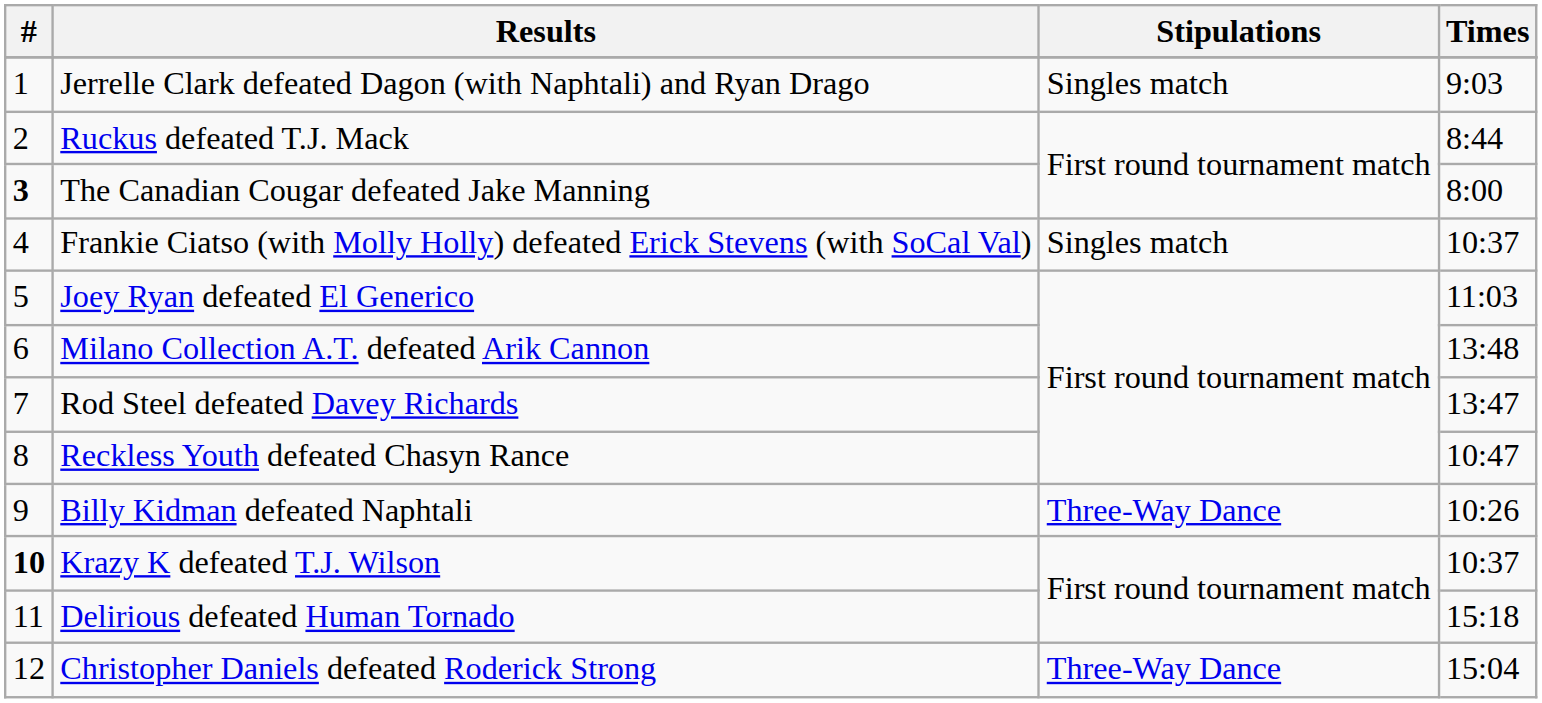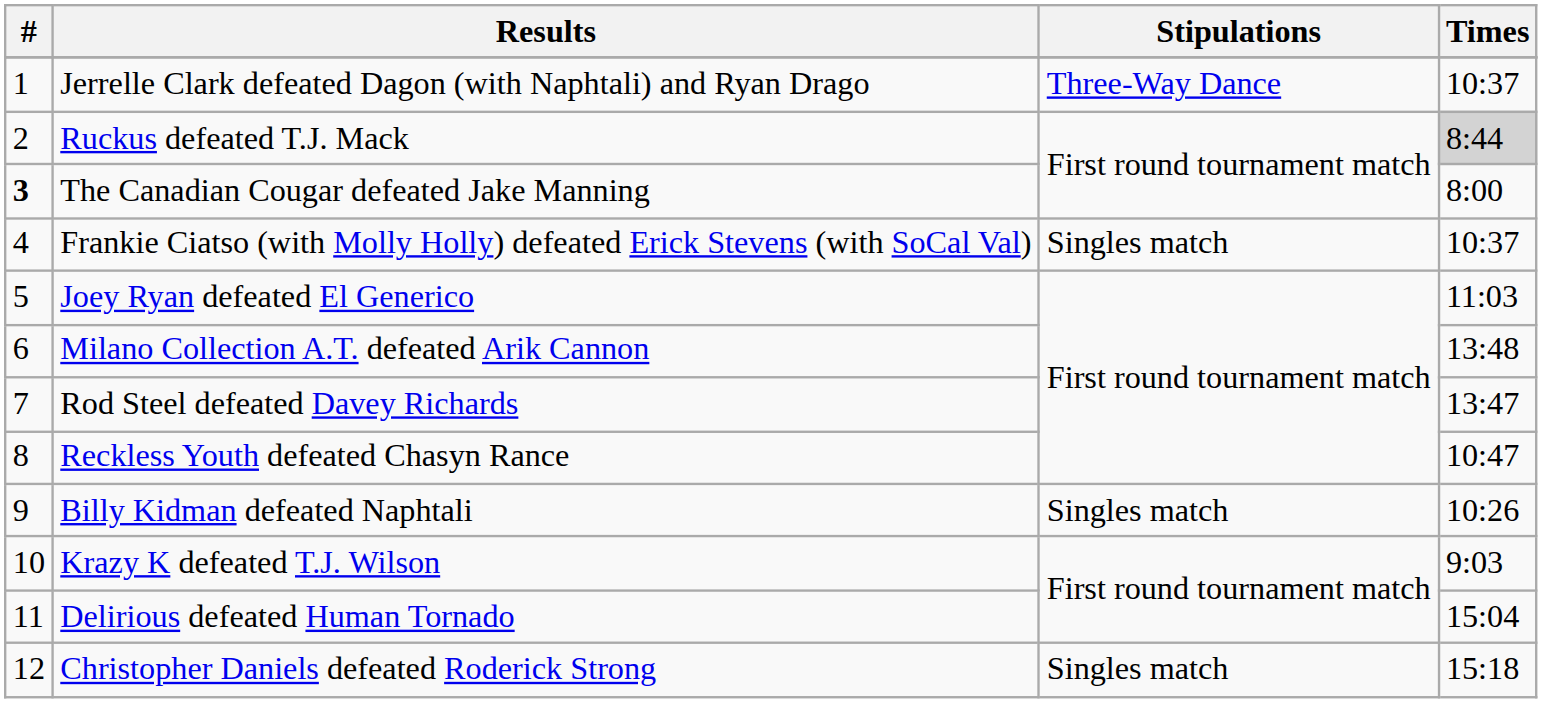(1138, 83) Singles match -> (1164, 83) Three-Way Dance
(1475, 83) 9:03 -> (1483, 83) 10:37
(1475, 137) no background -> (1475, 137) lightgrey background
(1164, 509) Three-Way Dance -> (1138, 509) Singles match
(29, 562) bold -> (29, 562) normal
(1483, 562) 10:37 -> (1475, 562) 9:03
(1483, 615) 15:18 -> (1483, 615) 15:04
(1164, 668) Three-Way Dance -> (1138, 668) Singles match
(1483, 668) 15:04 -> (1483, 668) 15:18
